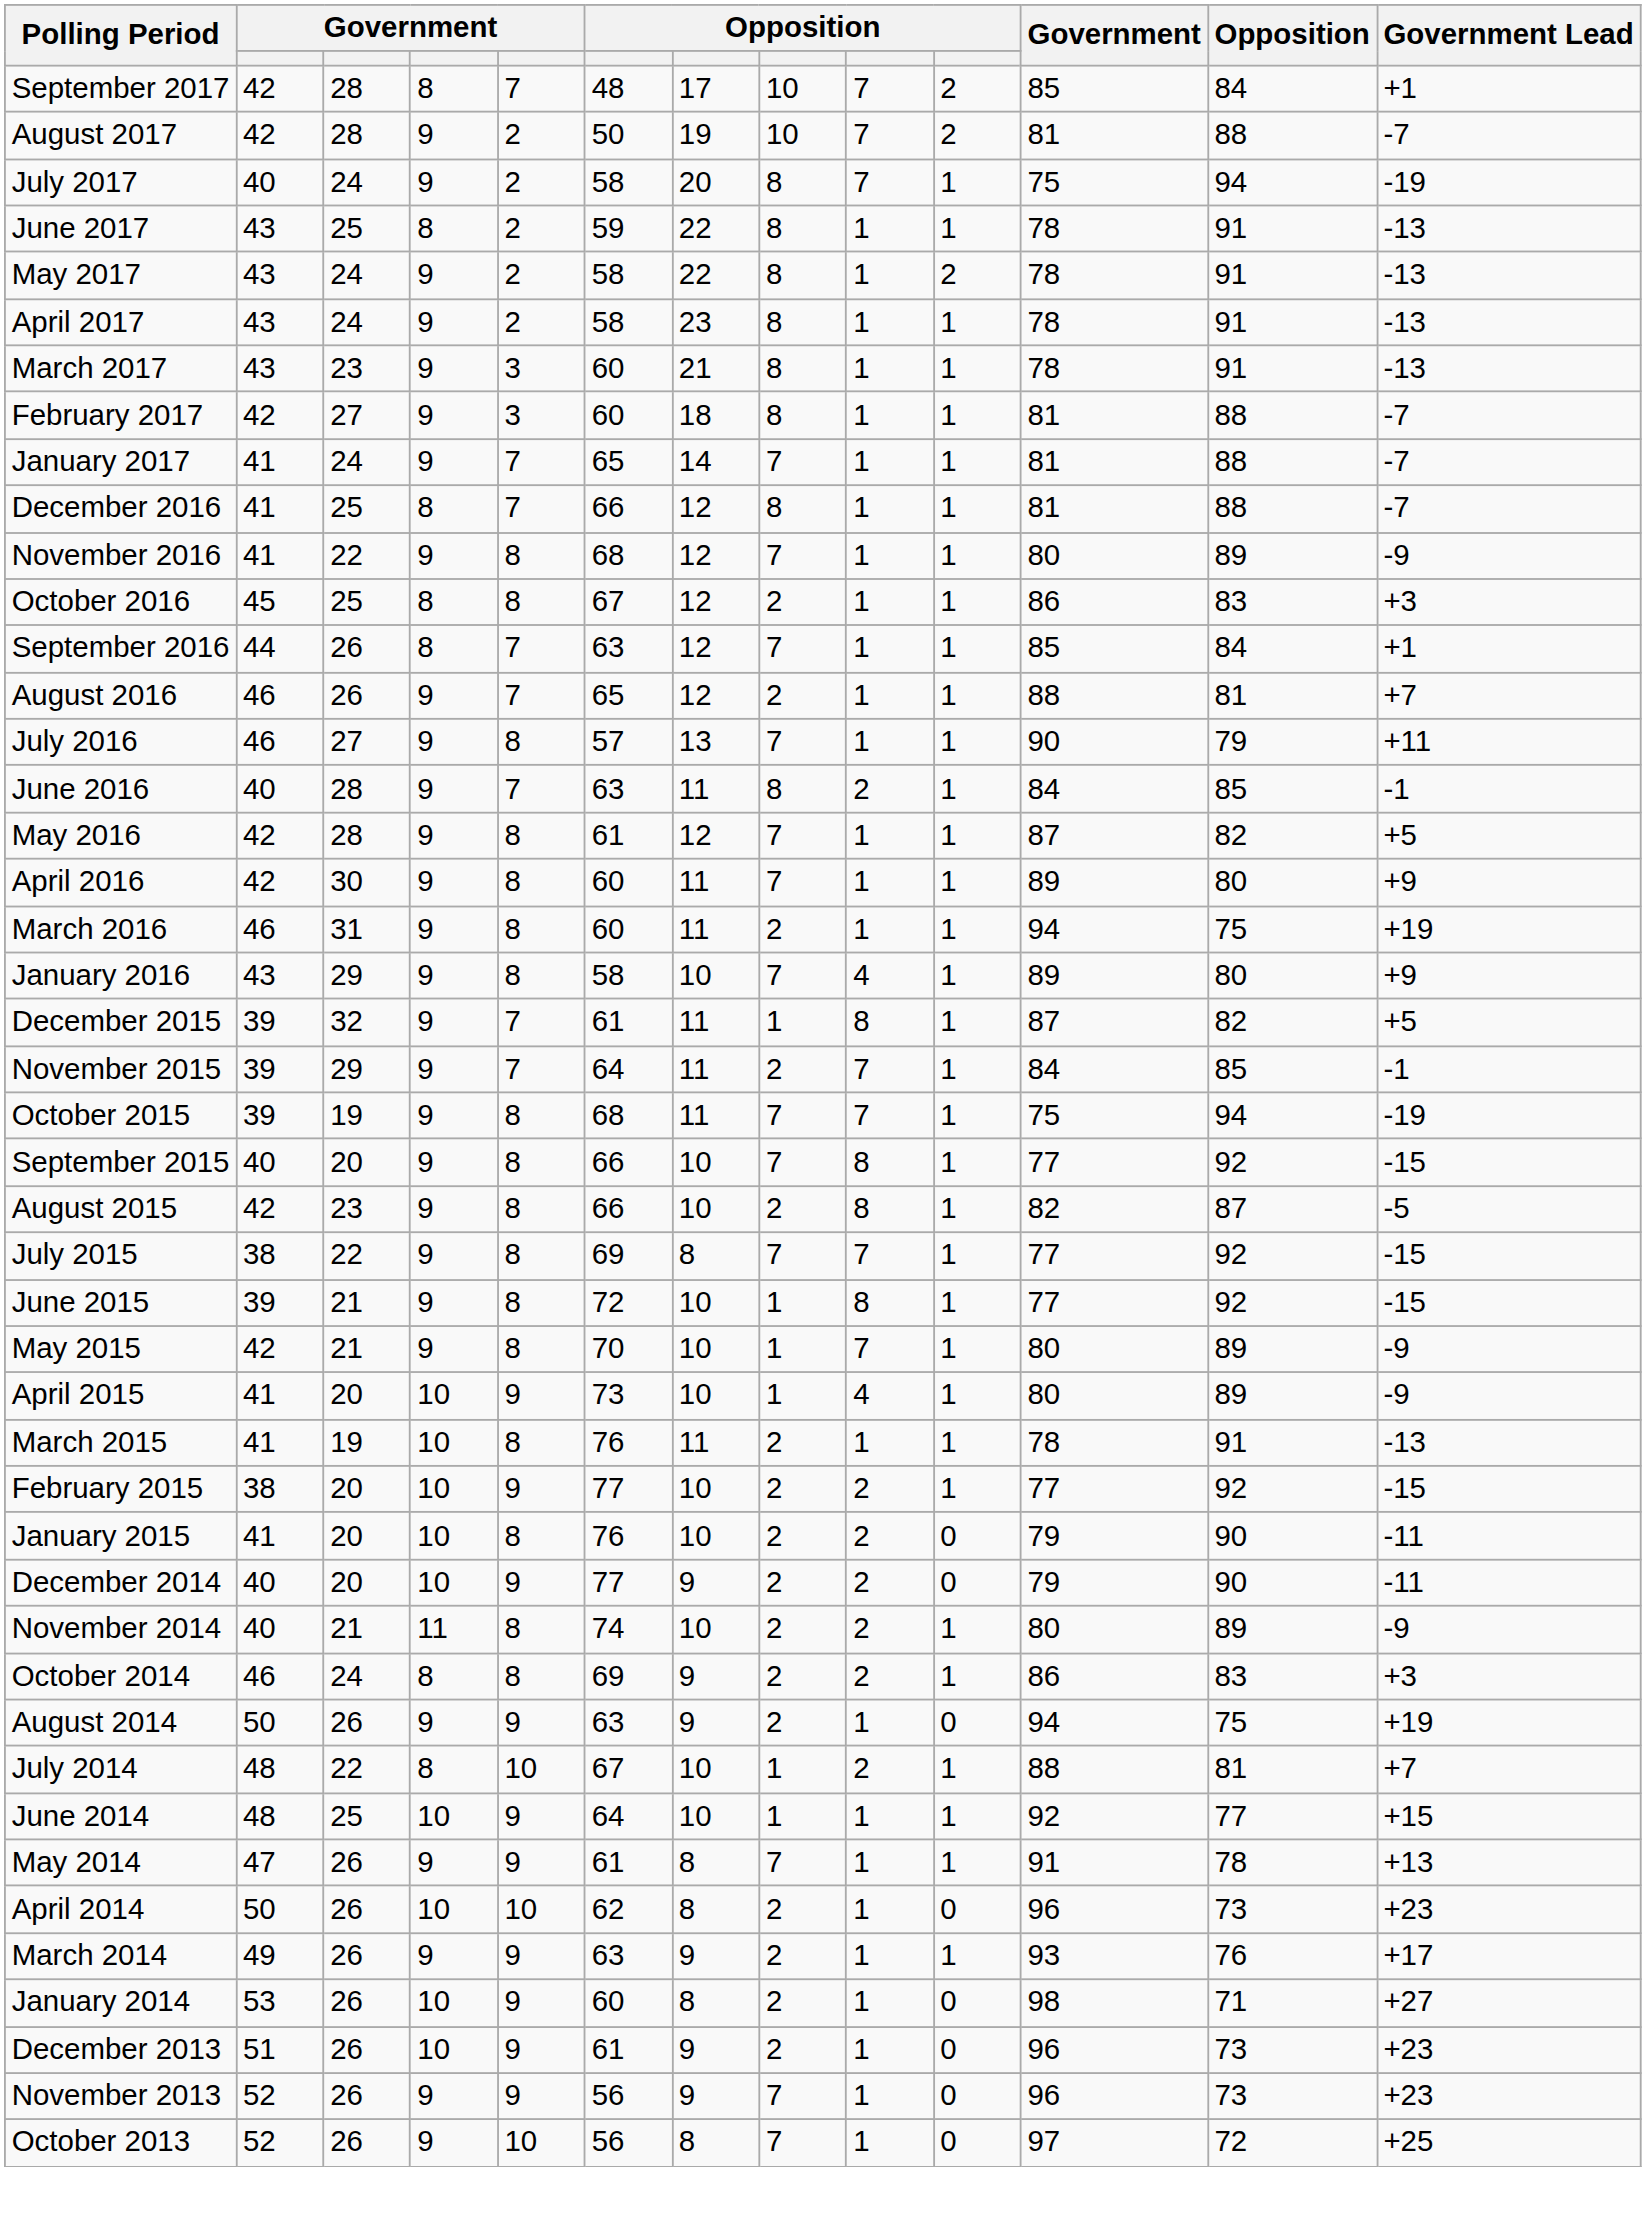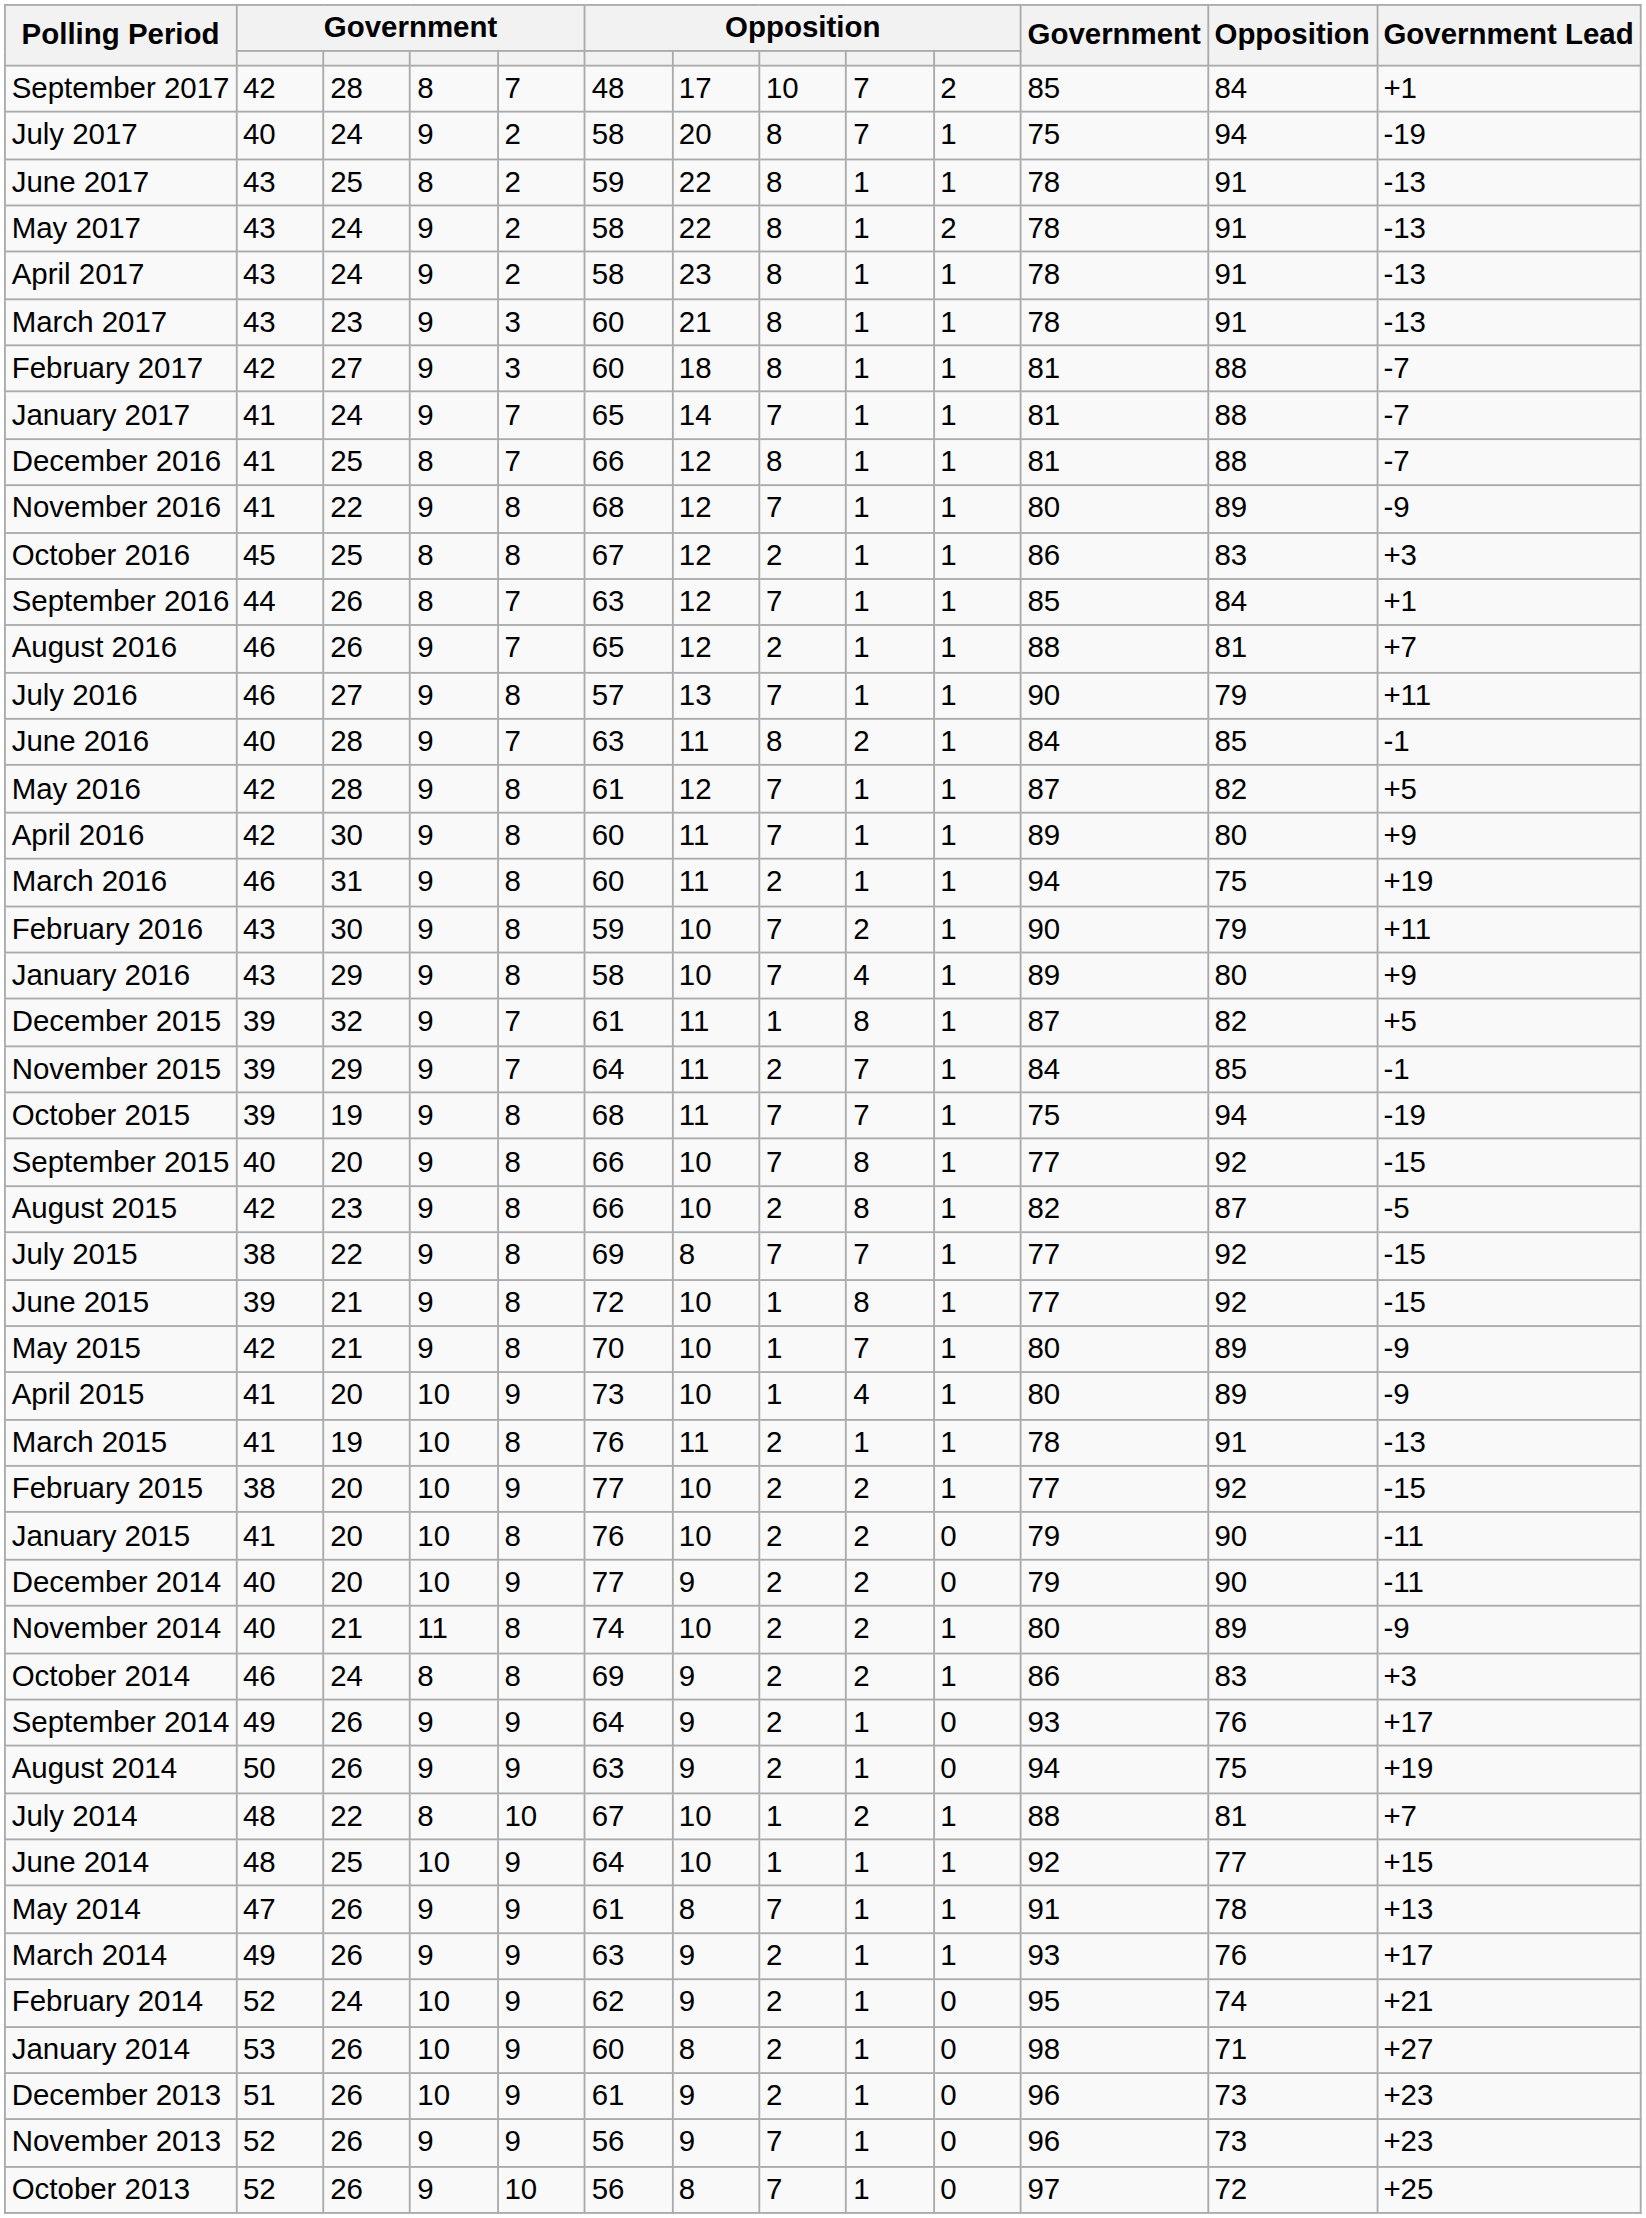- row: (94, 134)
+ row: (107, 928)
+ row: (121, 1722)
- row: (78, 1909)
+ row: (107, 2002)
